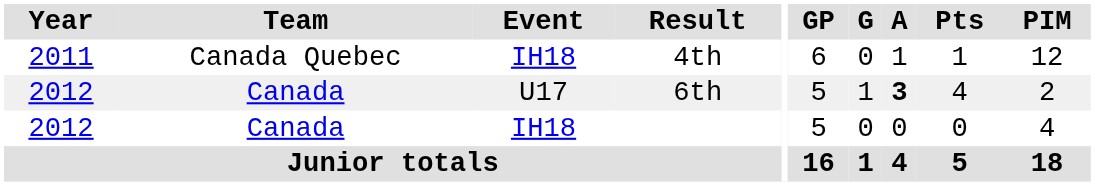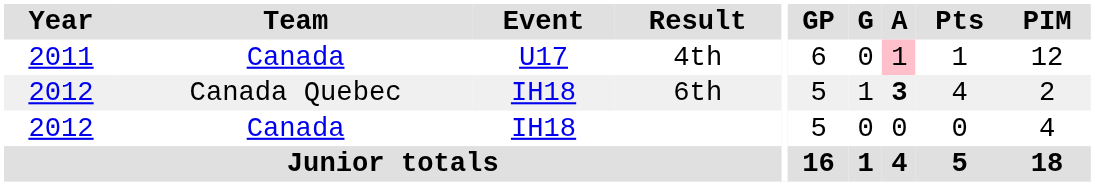(296, 57) Canada Quebec -> (296, 57) Canada
(544, 57) IH18 -> (544, 57) U17
(899, 57) no background -> (899, 57) pink background
(296, 93) Canada -> (296, 93) Canada Quebec
(544, 93) U17 -> (544, 93) IH18
